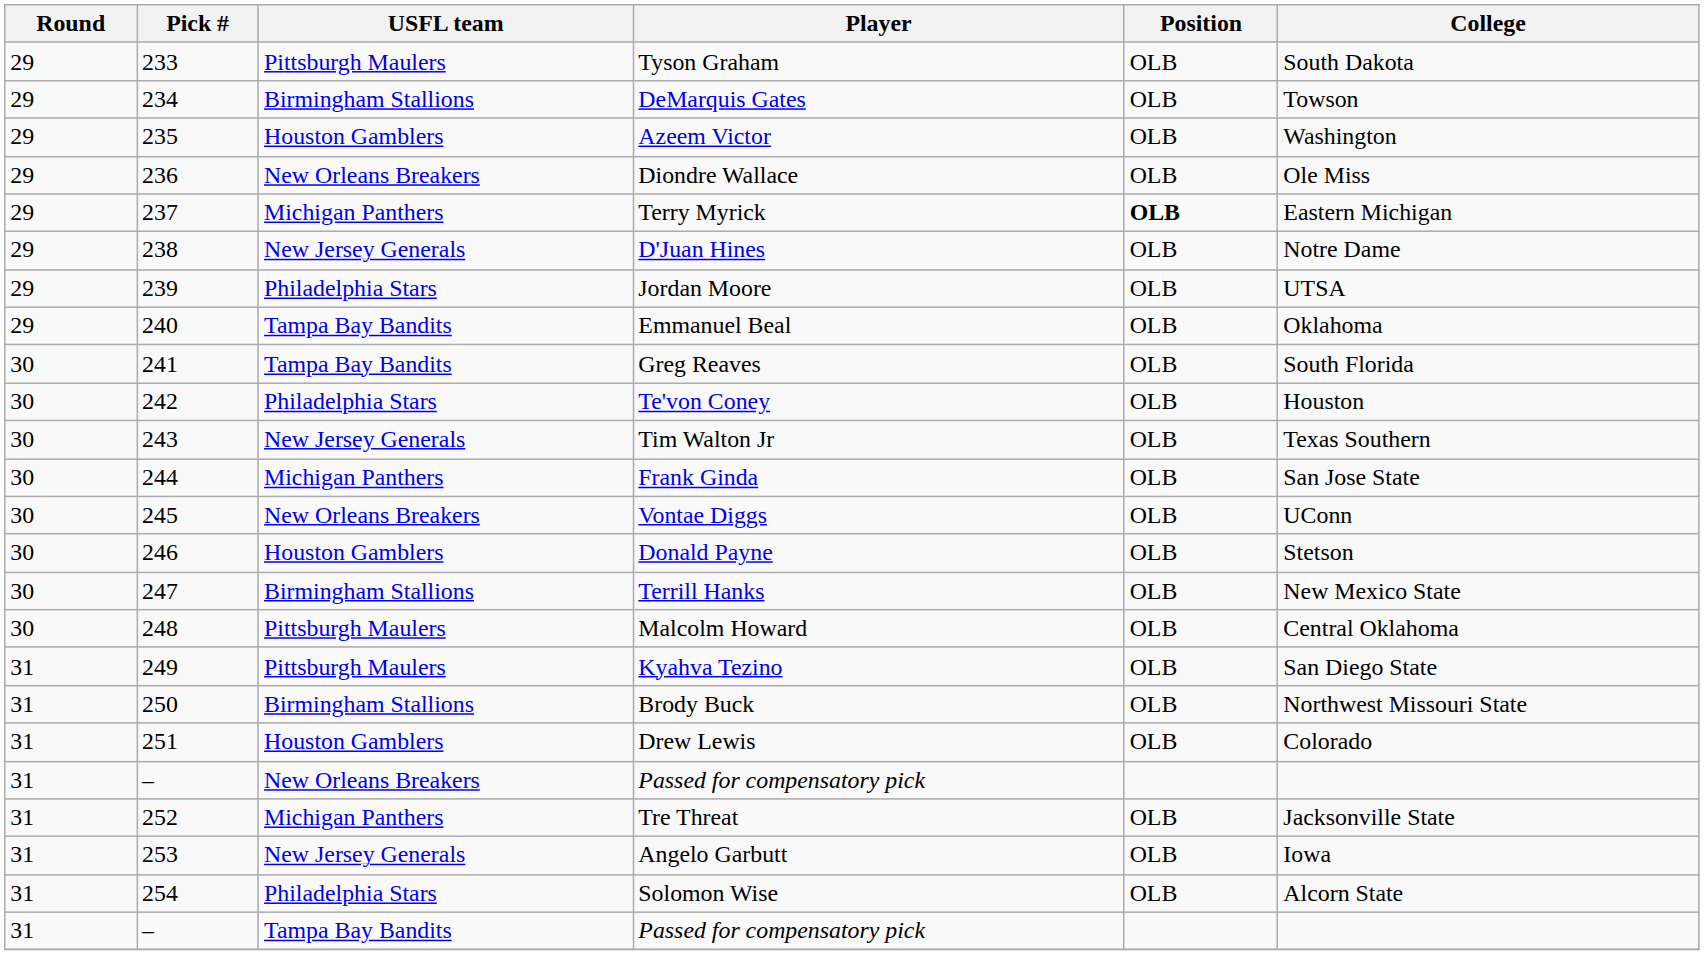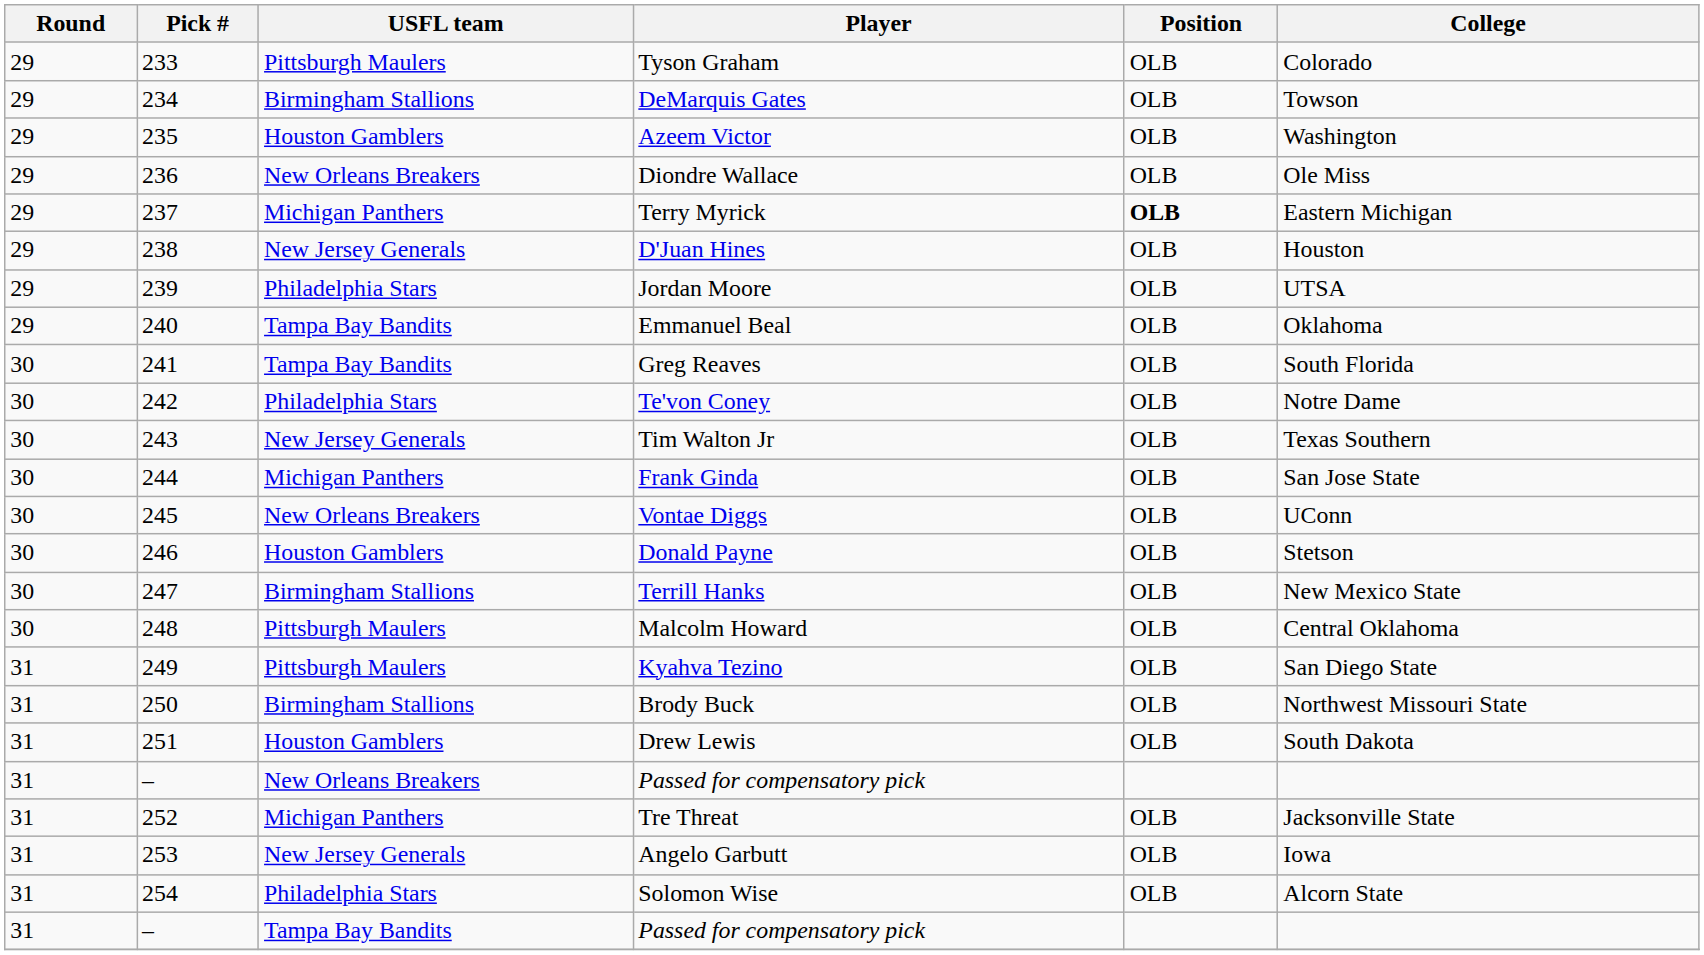(1349, 61) South Dakota -> (1328, 61) Colorado
(1342, 250) Notre Dame -> (1324, 250) Houston
(1324, 401) Houston -> (1342, 401) Notre Dame
(1328, 741) Colorado -> (1349, 741) South Dakota
